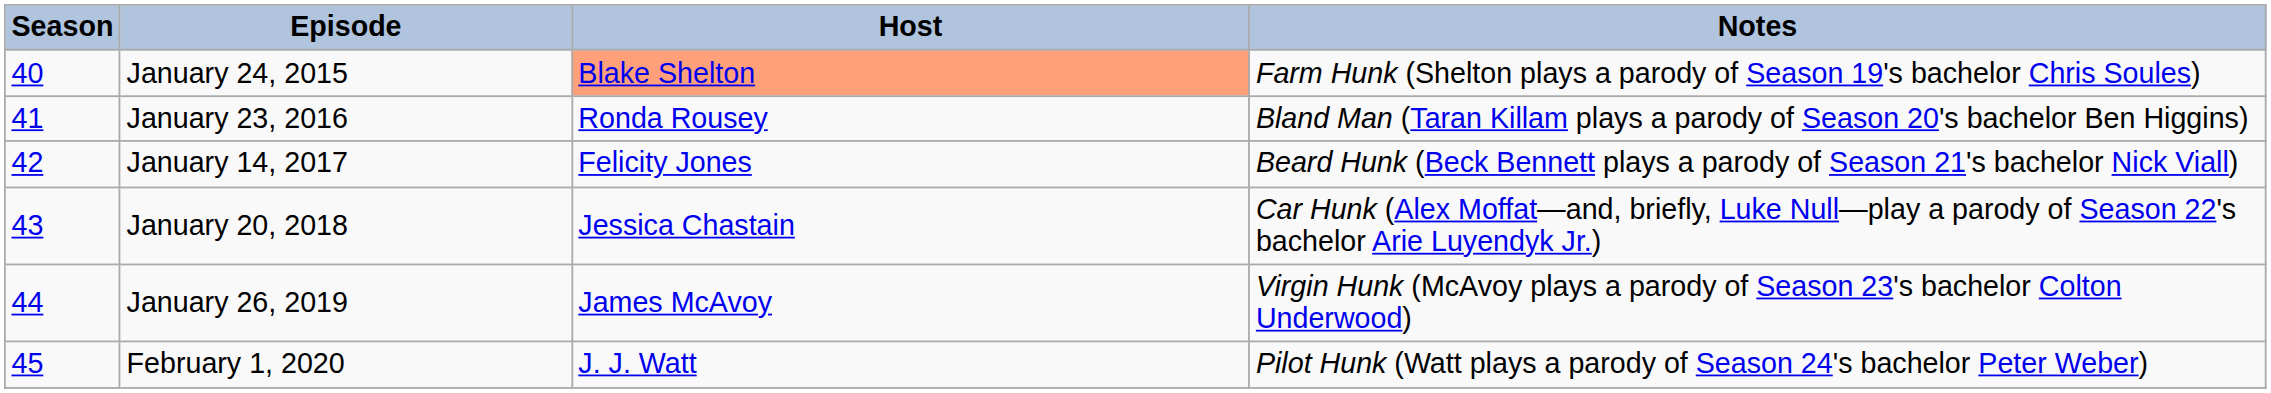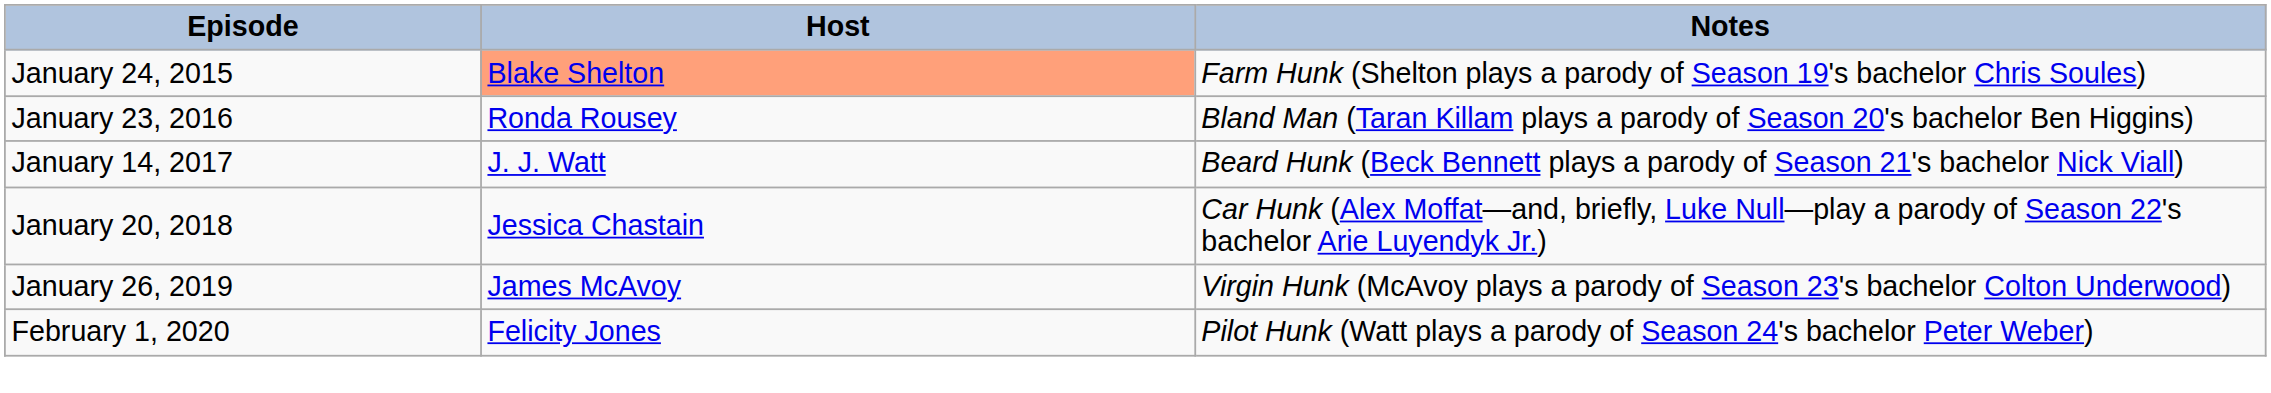- column: (62, 27)
(665, 163) Felicity Jones -> (547, 163) J. J. Watt
(637, 364) J. J. Watt -> (574, 331) Felicity Jones
